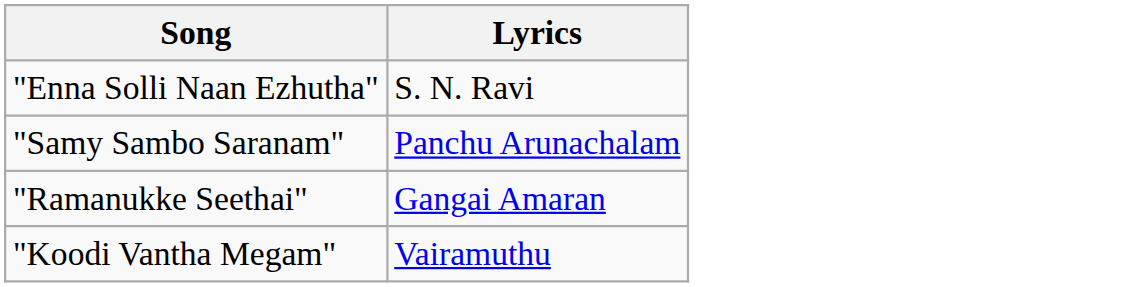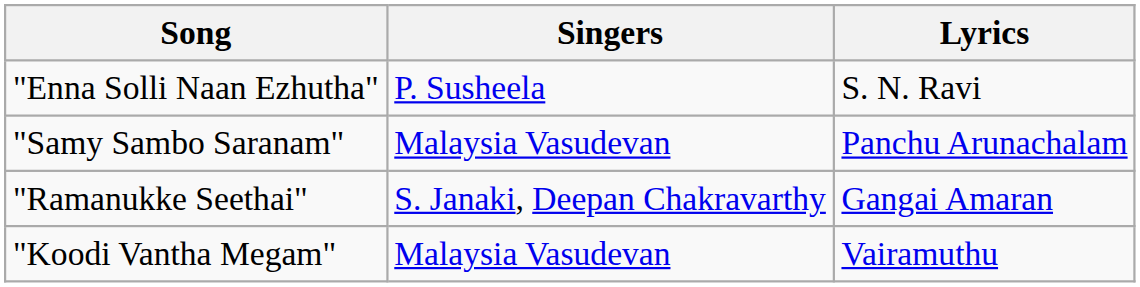+ column: (610, 32)
